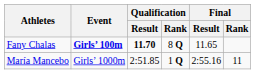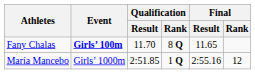(145, 45) bold -> (145, 45) normal
(237, 61) 11 -> (237, 61) 12
